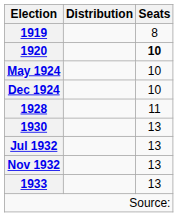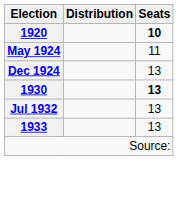- row: (34, 33)
(155, 71) 10 -> (155, 52) 11
(155, 90) 10 -> (155, 71) 13
- row: (34, 109)
(155, 128) normal -> (155, 90) bold
- row: (34, 165)
